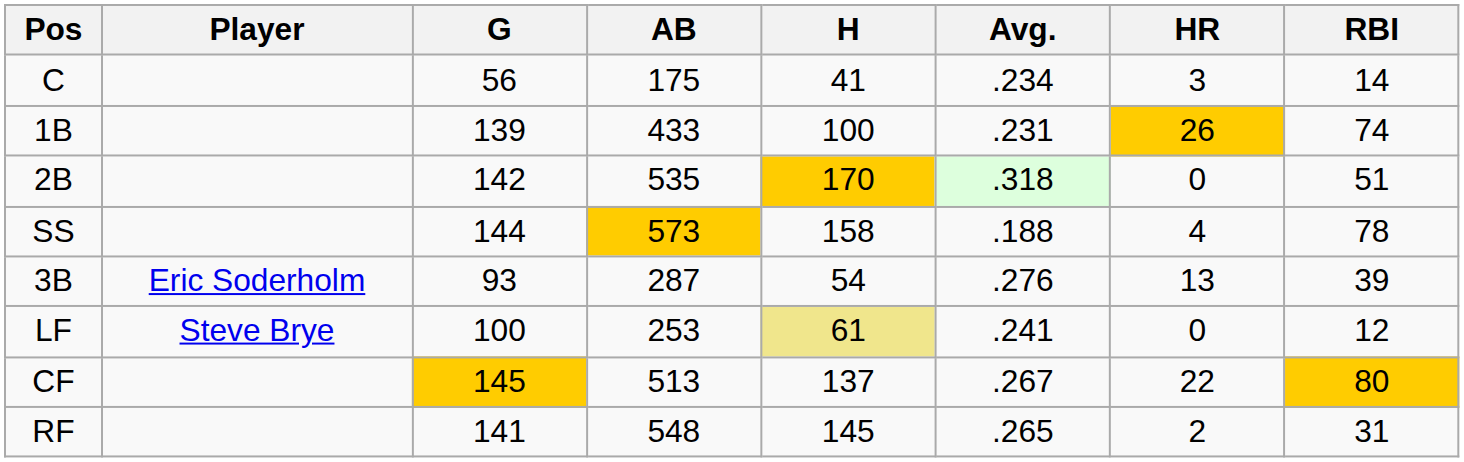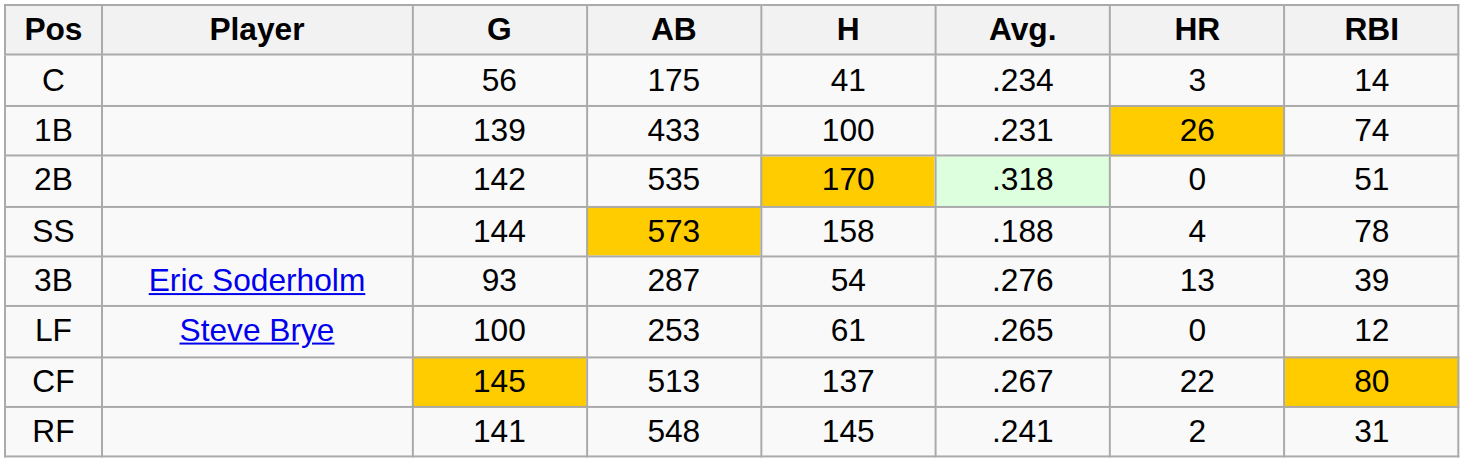(848, 331) khaki background -> (848, 331) no background
(1023, 331) .241 -> (1023, 331) .265
(1023, 431) .265 -> (1023, 431) .241
